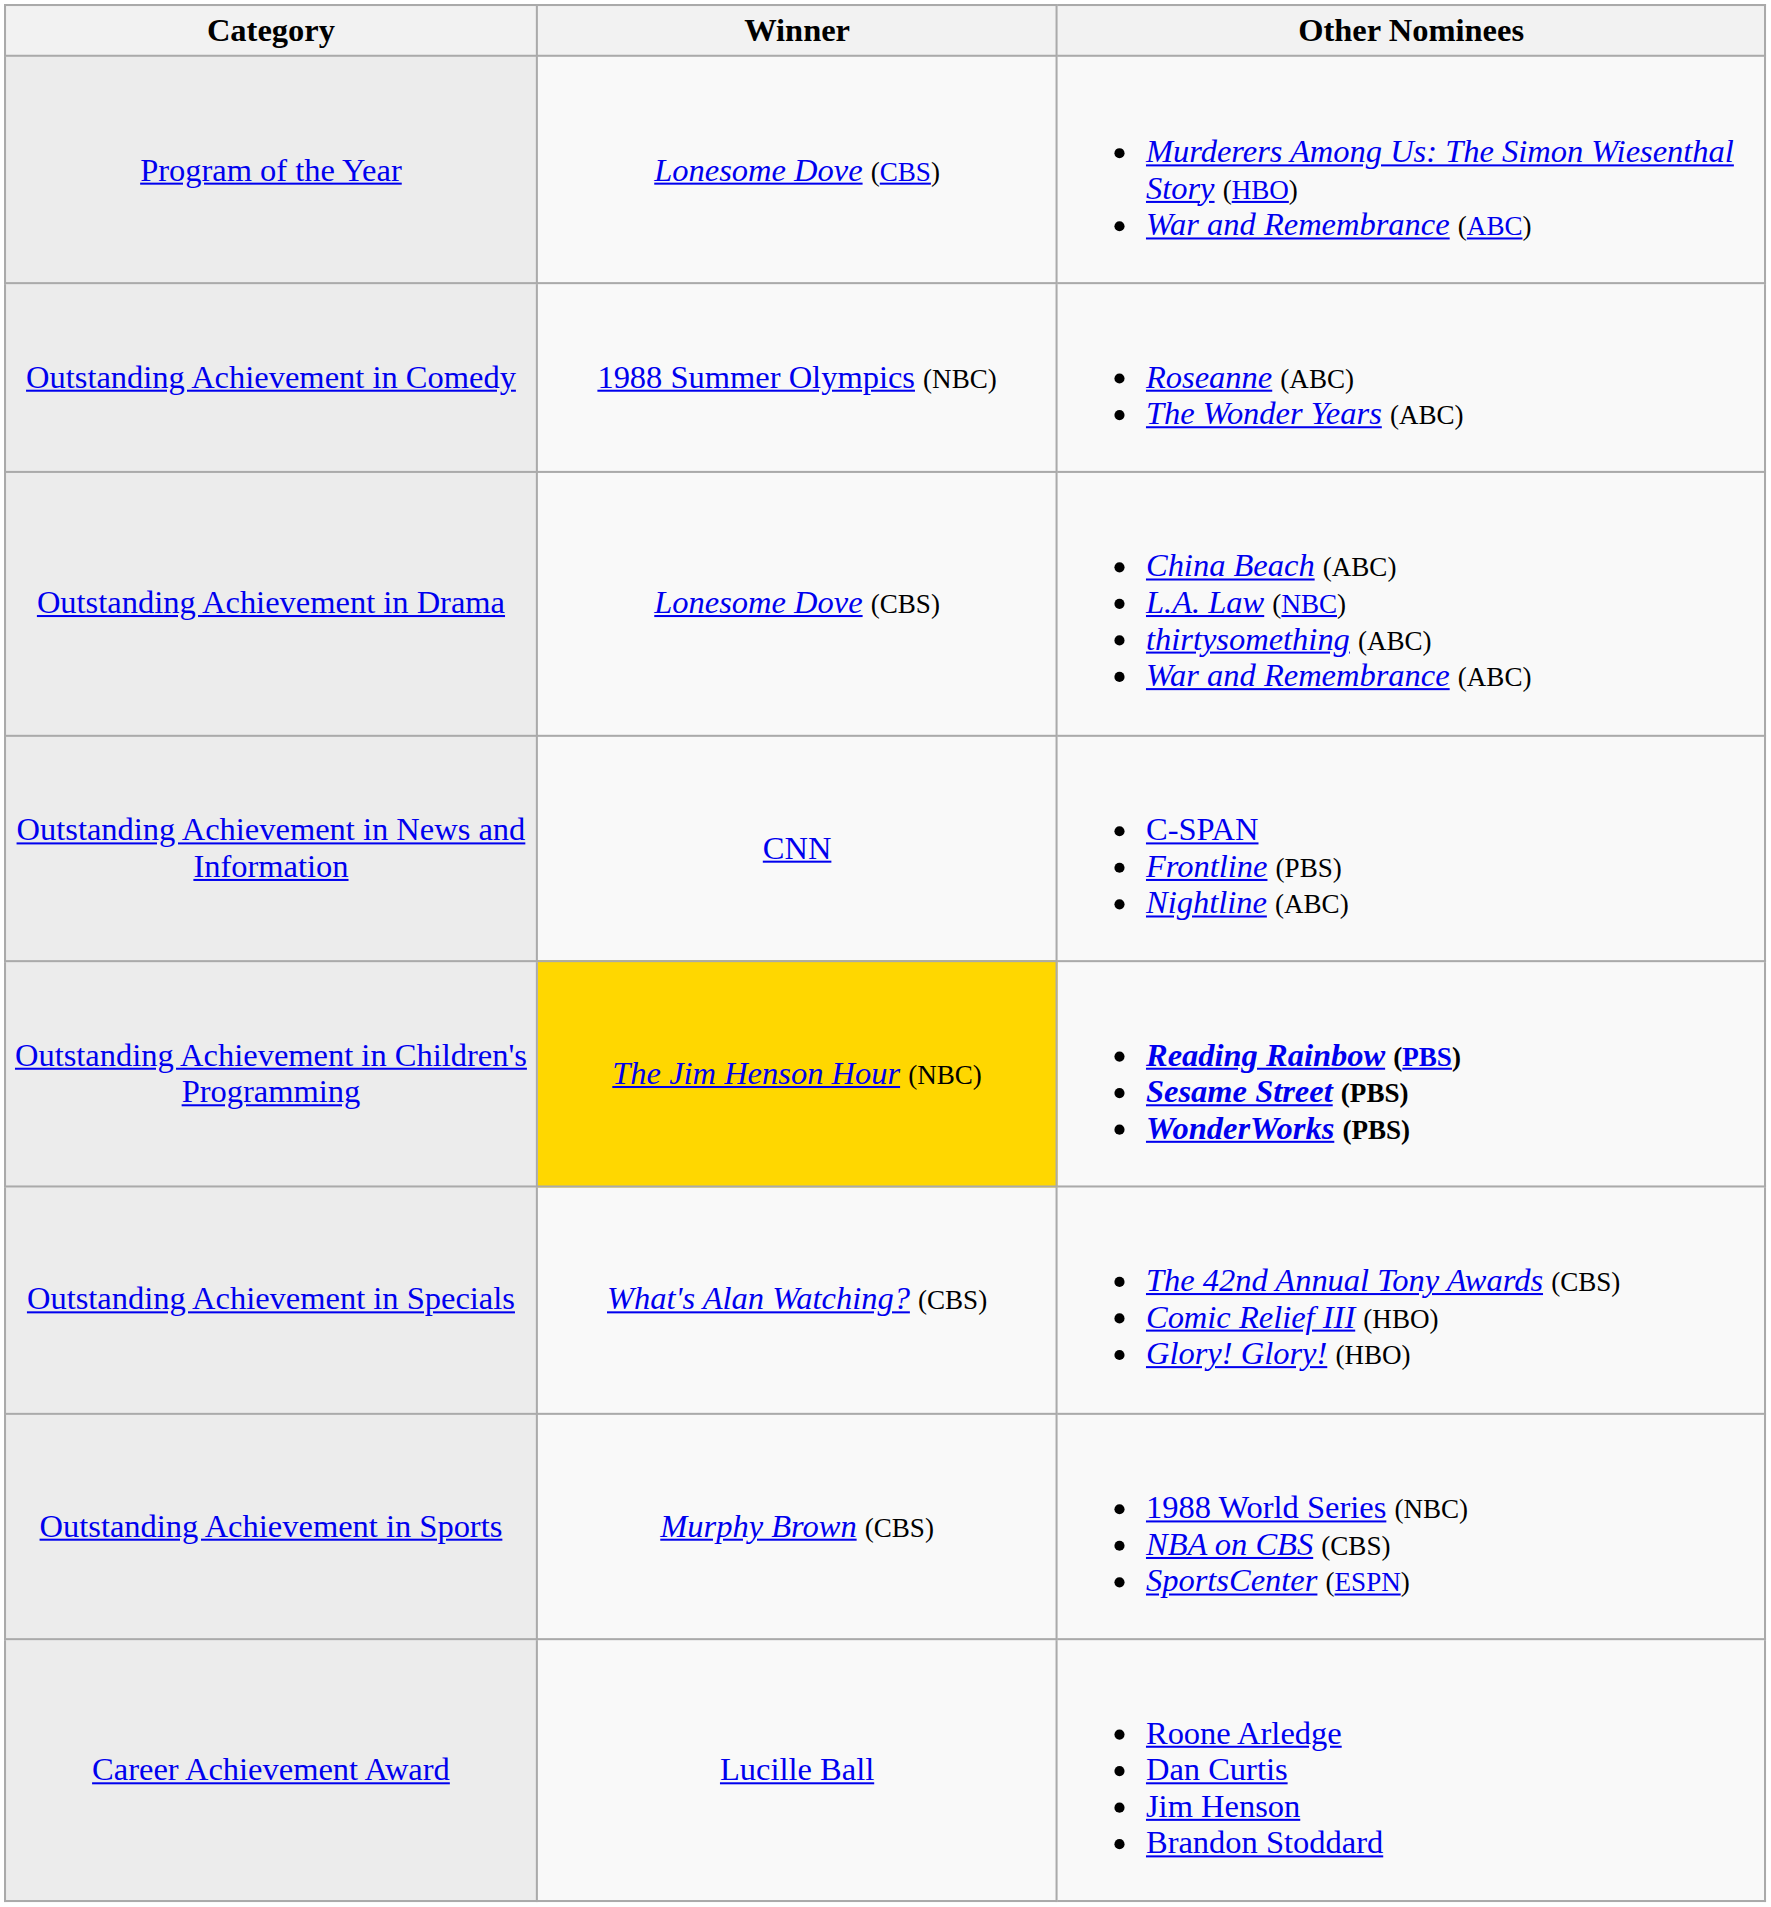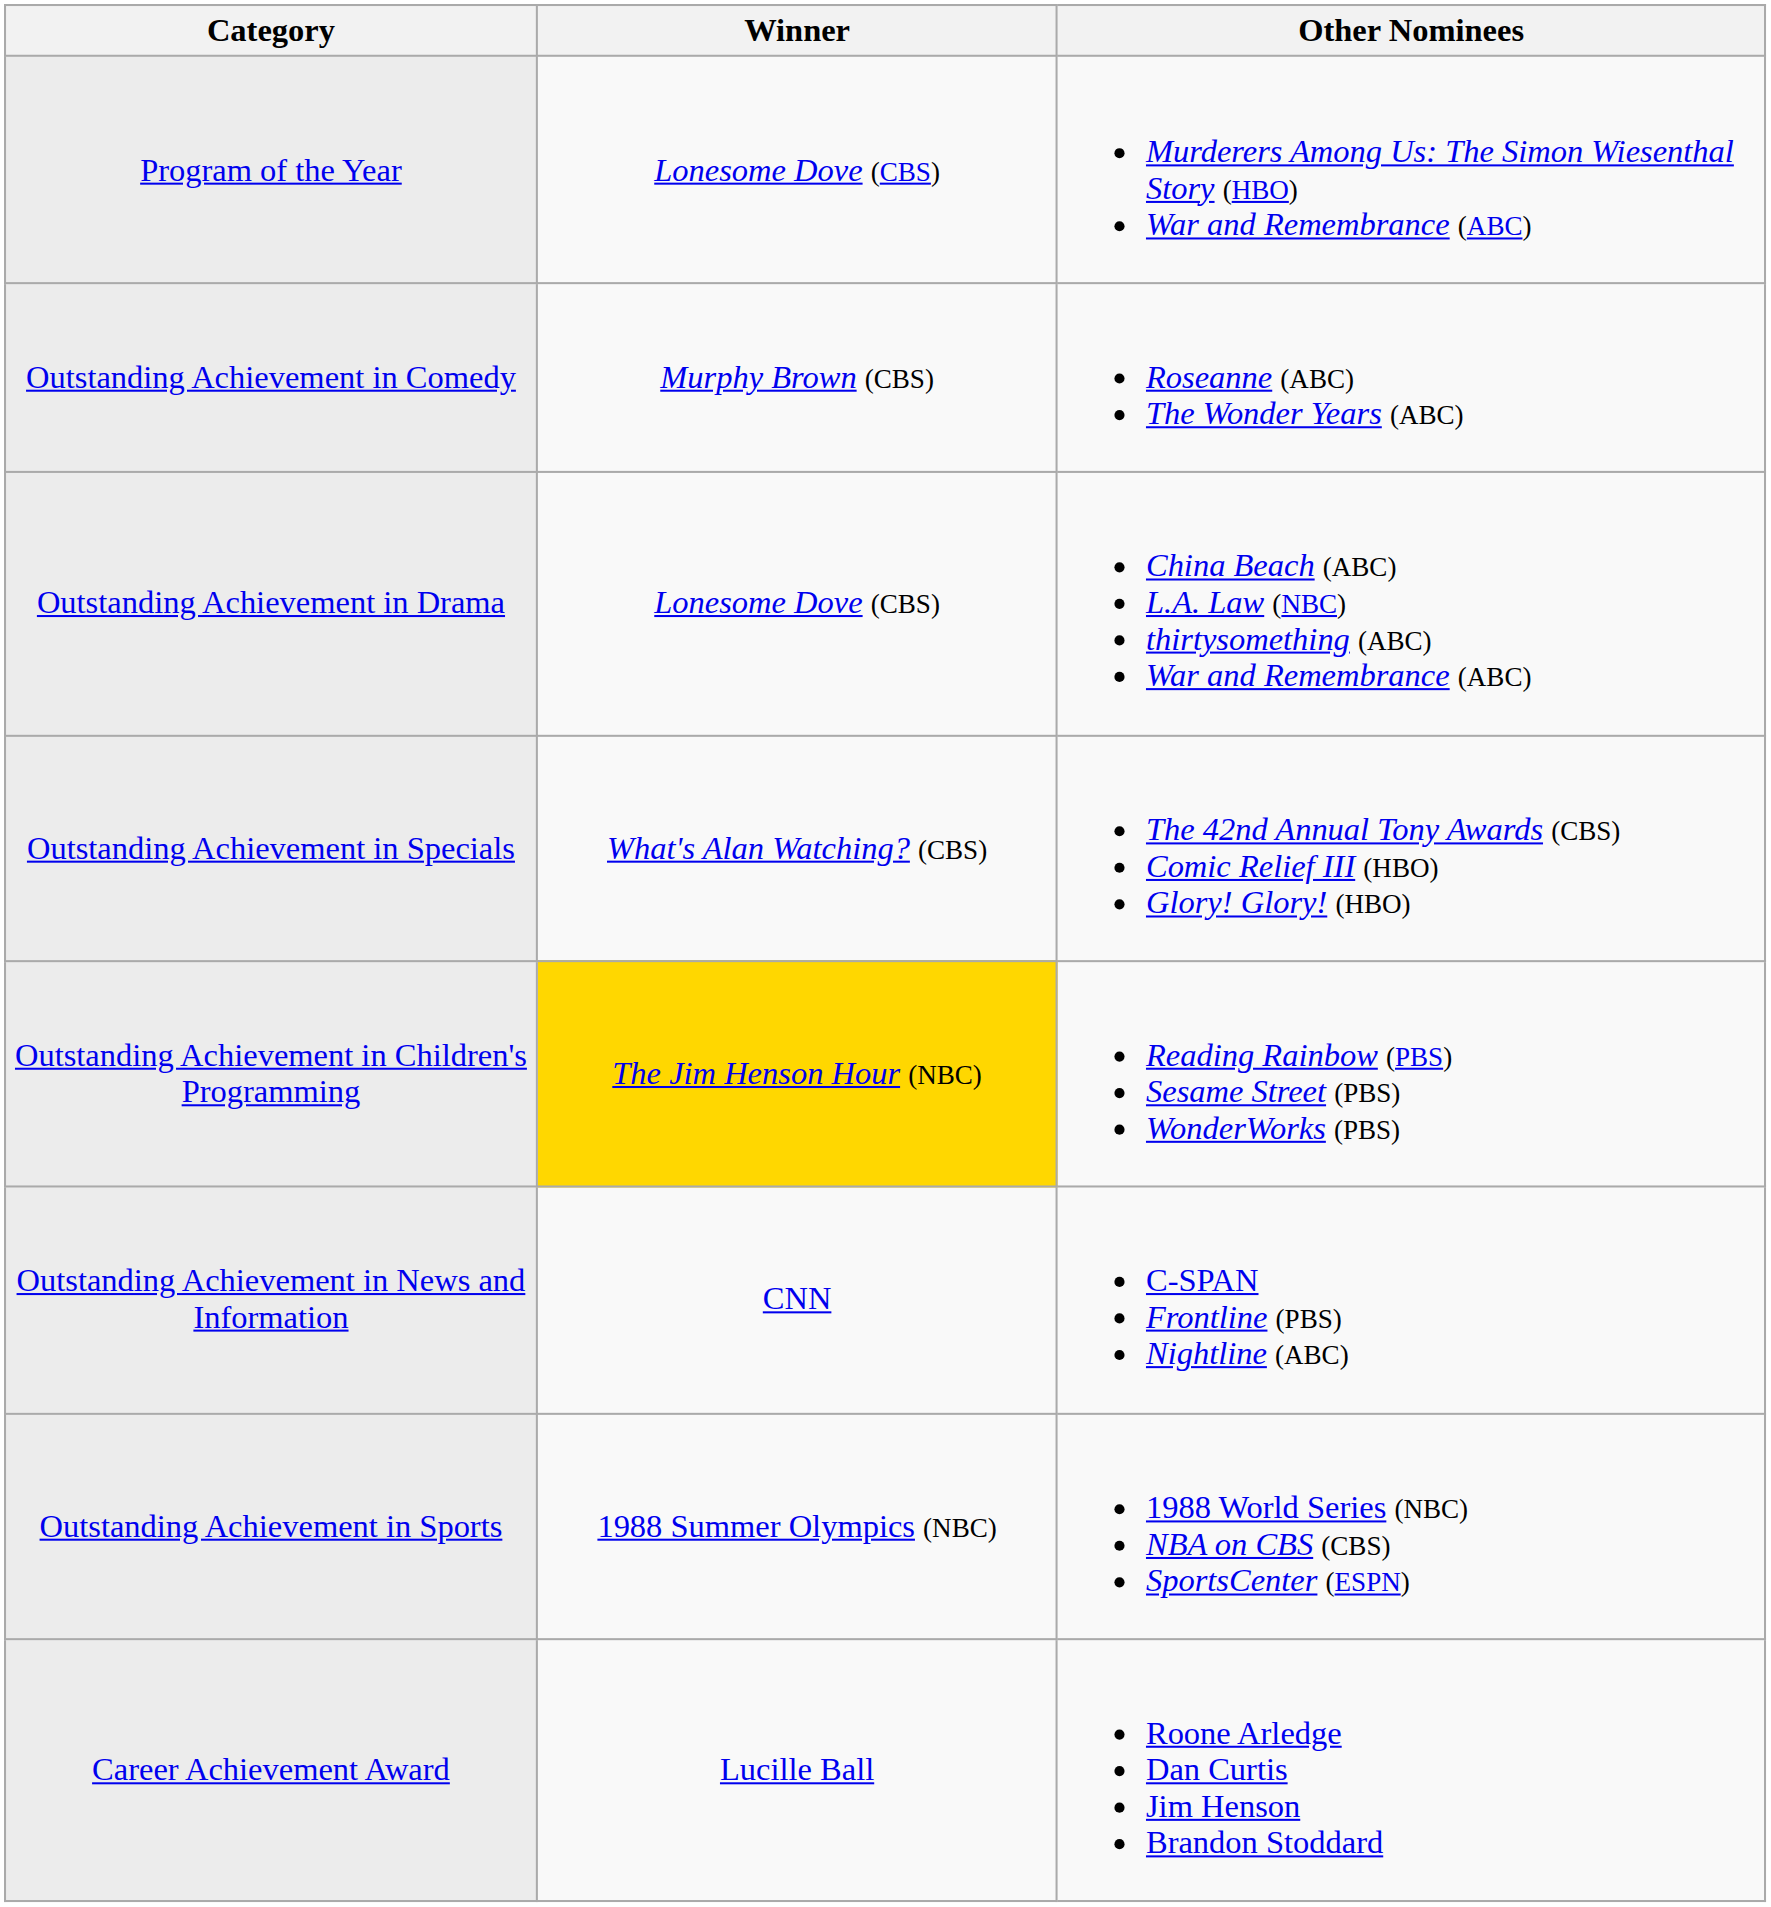(797, 376) 1988 Summer Olympics (NBC) -> (797, 376) Murphy Brown (CBS)
rows swapped: (271, 1299) <-> (271, 847)
(1411, 1092) bold -> (1411, 1092) normal
(797, 1525) Murphy Brown (CBS) -> (797, 1525) 1988 Summer Olympics (NBC)
